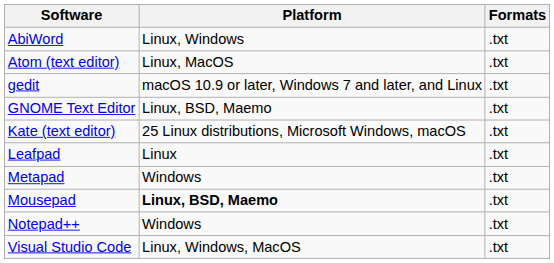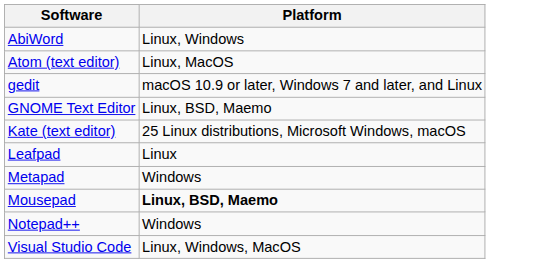- column: (517, 16)
